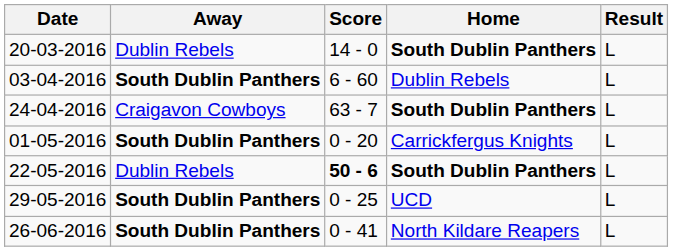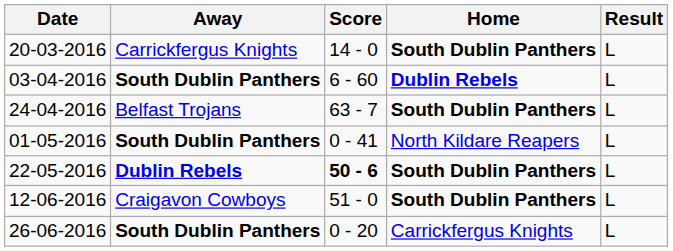(174, 49) Dublin Rebels -> (206, 49) Carrickfergus Knights
(450, 79) normal -> (454, 79) bold
(200, 110) Craigavon Cowboys -> (178, 110) Belfast Trojans
(353, 140) 0 - 20 -> (353, 140) 0 - 41
(482, 140) Carrickfergus Knights -> (485, 140) North Kildare Reapers
(174, 170) normal -> (179, 170) bold
- row: (58, 200)
+ row: (58, 200)
(353, 230) 0 - 41 -> (353, 230) 0 - 20
(485, 230) North Kildare Reapers -> (482, 230) Carrickfergus Knights
